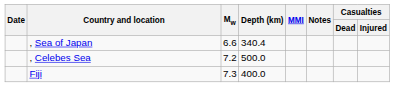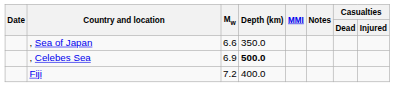(253, 43) 340.4 -> (253, 43) 350.0
(230, 58) 7.2 -> (230, 58) 6.9
(253, 58) normal -> (253, 58) bold
(230, 74) 7.3 -> (230, 74) 7.2
